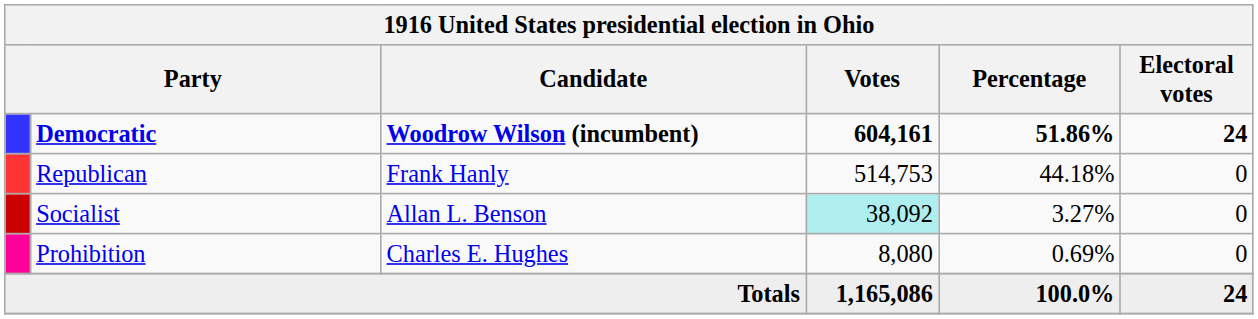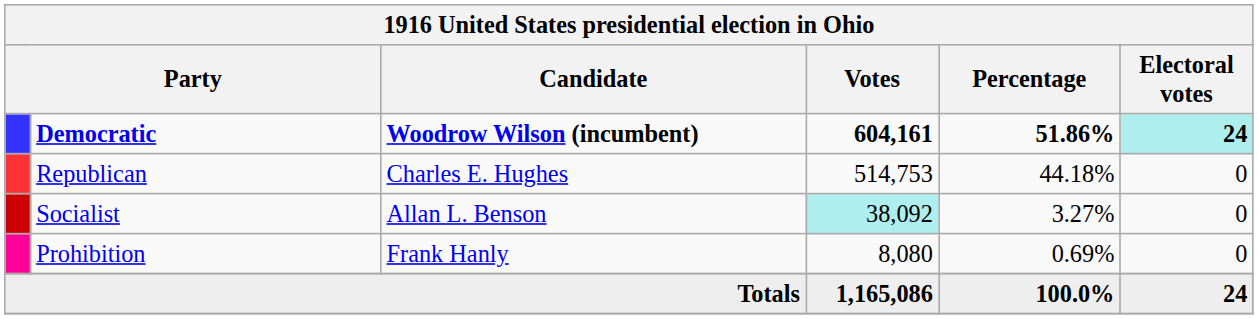(1235, 133) no background -> (1235, 133) paleturquoise background
(448, 173) Frank Hanly -> (477, 173) Charles E. Hughes
(477, 254) Charles E. Hughes -> (448, 254) Frank Hanly
